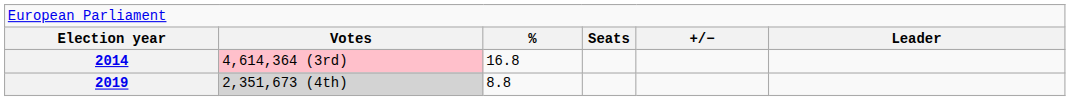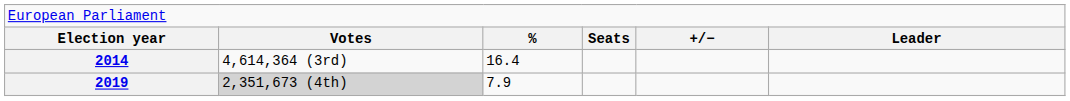(285, 61) pink background -> (285, 61) no background
(503, 61) 16.8 -> (503, 61) 16.4
(499, 84) 8.8 -> (499, 84) 7.9
